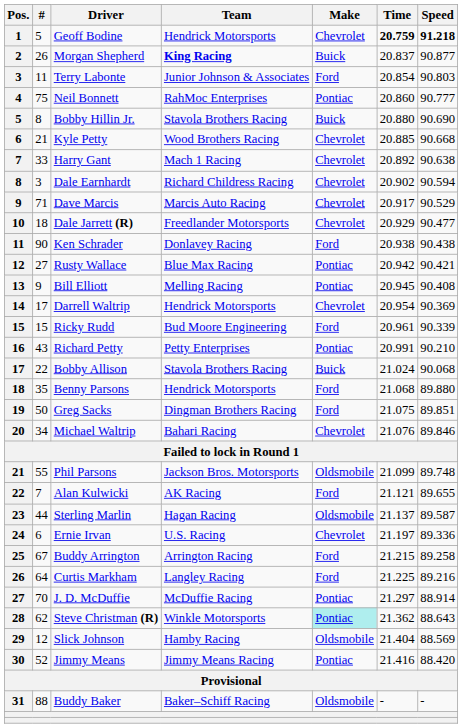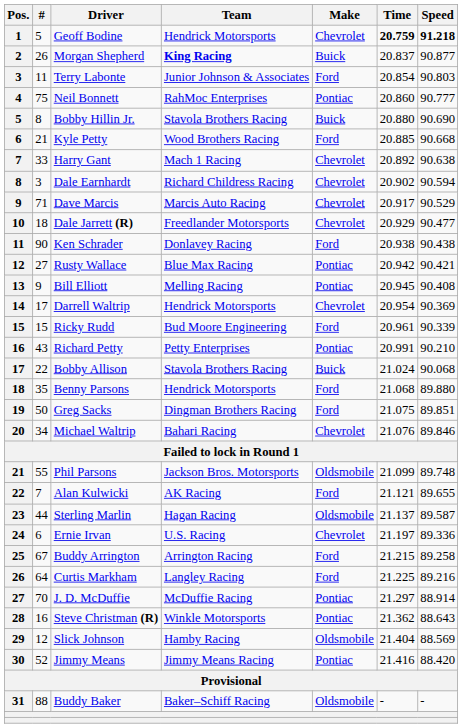(340, 139) Chevrolet -> (327, 139) Ford
(42, 618) 62 -> (42, 618) 16
(334, 618) paleturquoise background -> (334, 618) no background
